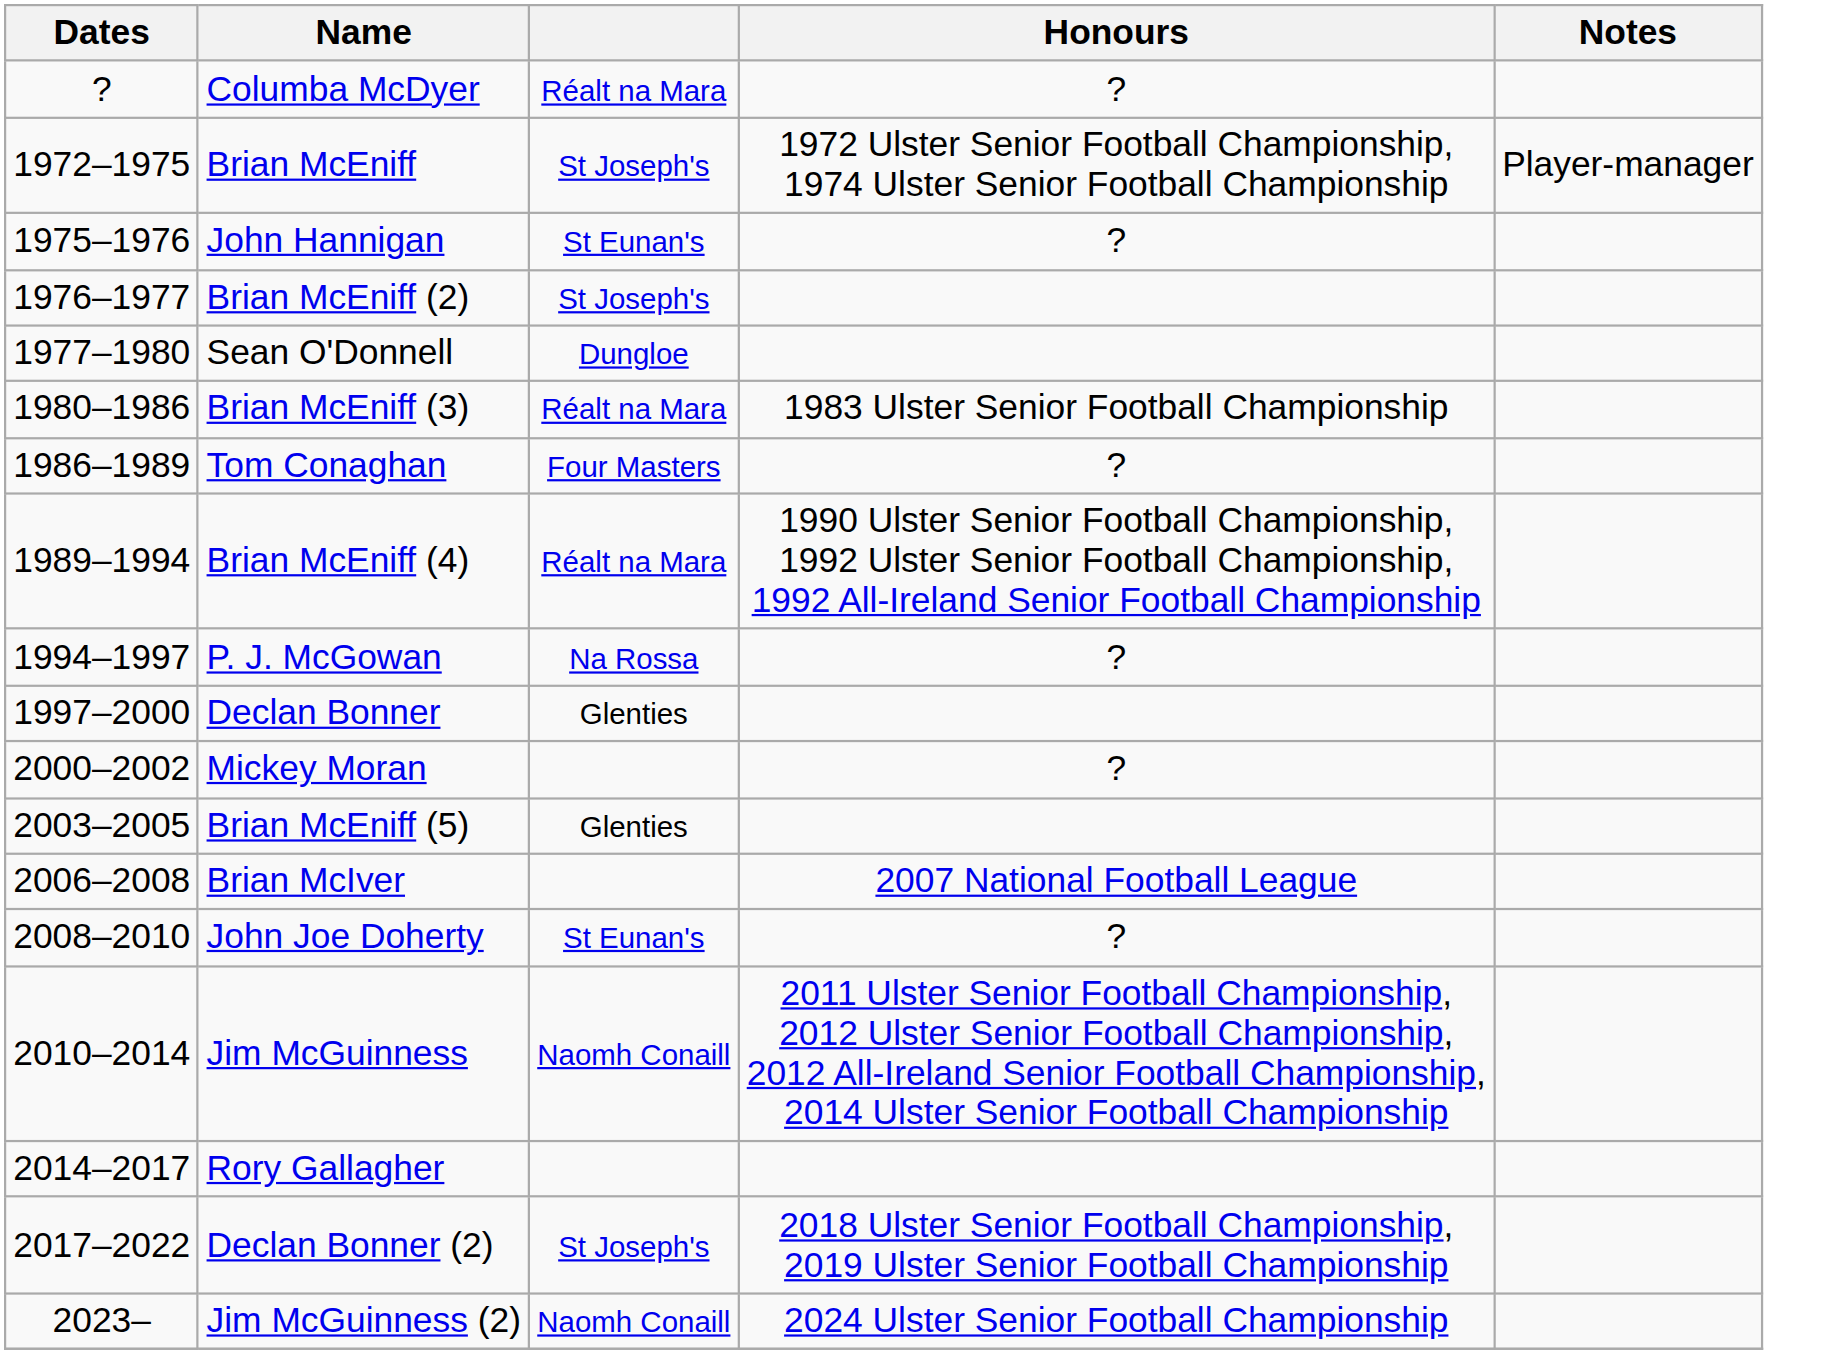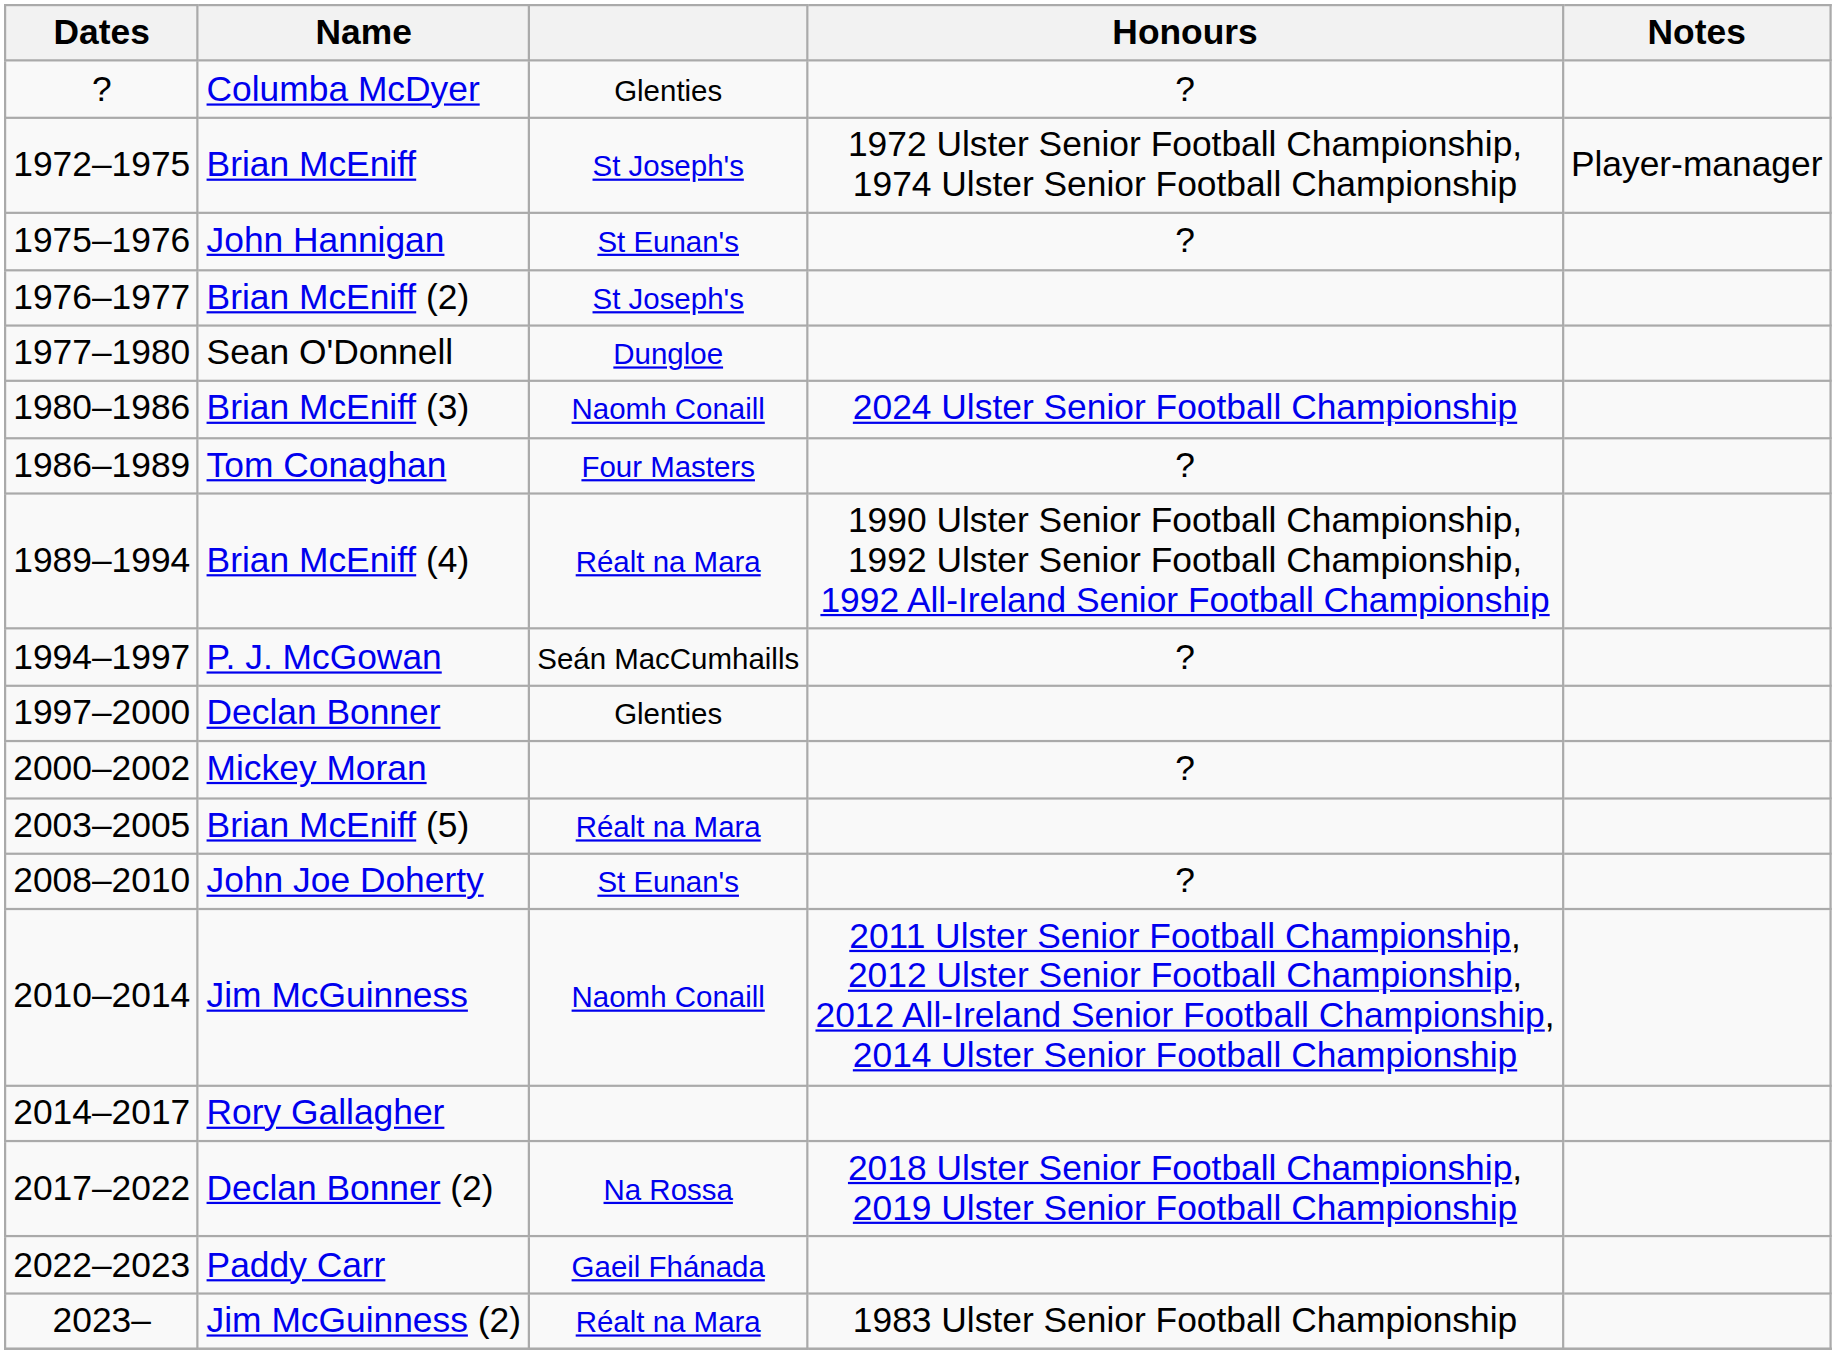(634, 90) Réalt na Mara -> (668, 90) Glenties
(634, 411) Réalt na Mara -> (668, 411) Naomh Conaill
(1116, 408) 1983 Ulster Senior Football Championship -> (1185, 408) 2024 Ulster Senior Football Championship
(634, 658) Na Rossa -> (668, 658) Seán MacCumhaills
(634, 827) Glenties -> (668, 827) Réalt na Mara
- row: (306, 880)
(634, 1246) St Joseph's -> (668, 1190) Na Rossa
+ row: (296, 1264)
(634, 1322) Naomh Conaill -> (668, 1322) Réalt na Mara
(1116, 1320) 2024 Ulster Senior Football Championship -> (1185, 1320) 1983 Ulster Senior Football Championship
